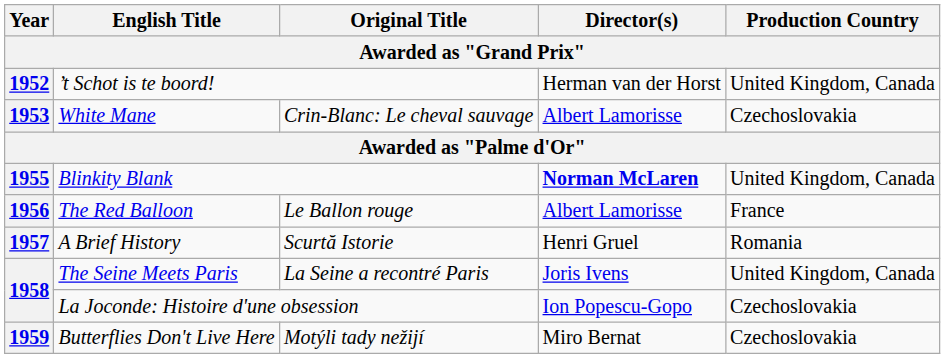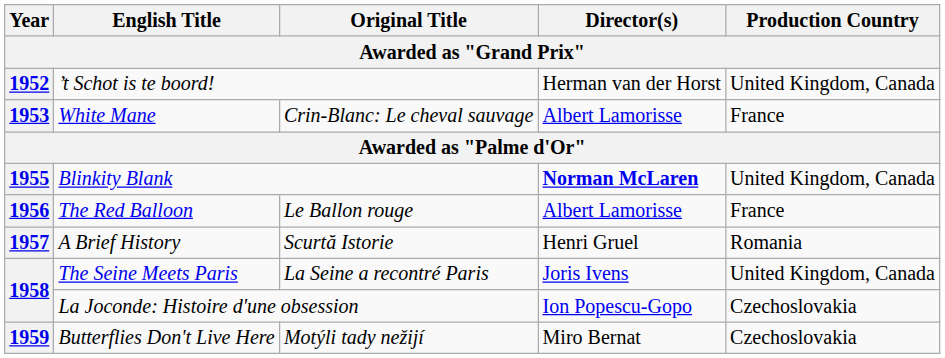(793, 115) Czechoslovakia -> (757, 115) France
